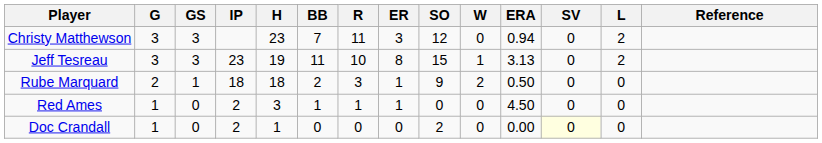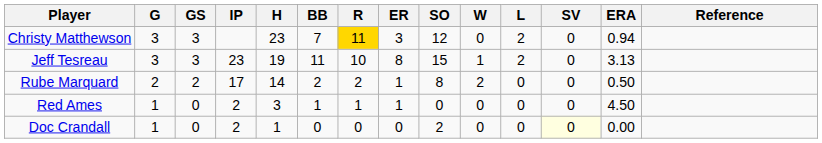columns swapped: (621, 15) <-> (521, 15)
(358, 37) no background -> (358, 37) gold background
(196, 82) 1 -> (196, 82) 2
(236, 82) 18 -> (236, 82) 17
(277, 82) 18 -> (277, 82) 14
(358, 82) 3 -> (358, 82) 2
(440, 82) 9 -> (440, 82) 8
